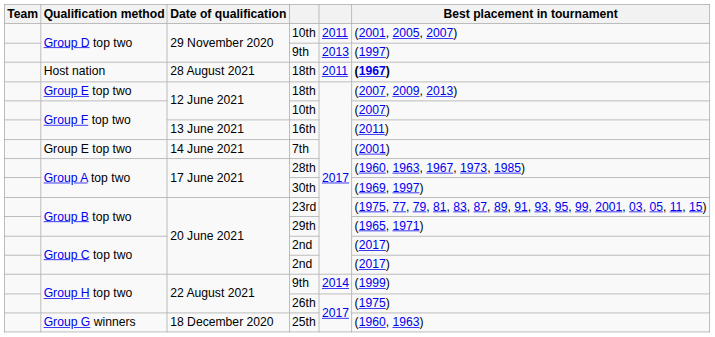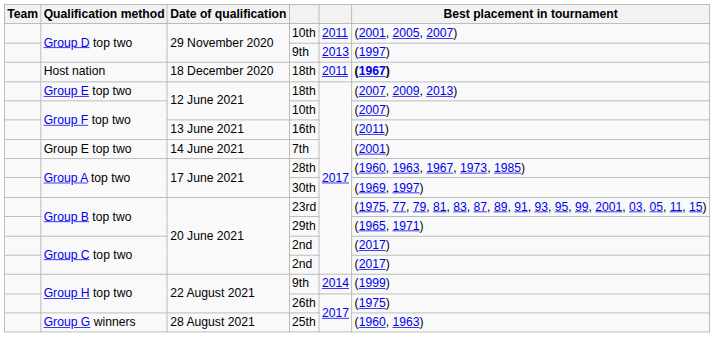(212, 71) 28 August 2021 -> (222, 71) 18 December 2020
(222, 322) 18 December 2020 -> (212, 322) 28 August 2021
